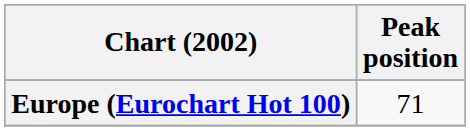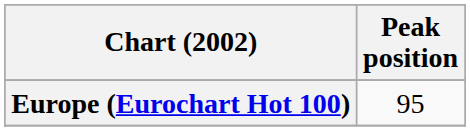(411, 102) 71 -> (411, 102) 95
